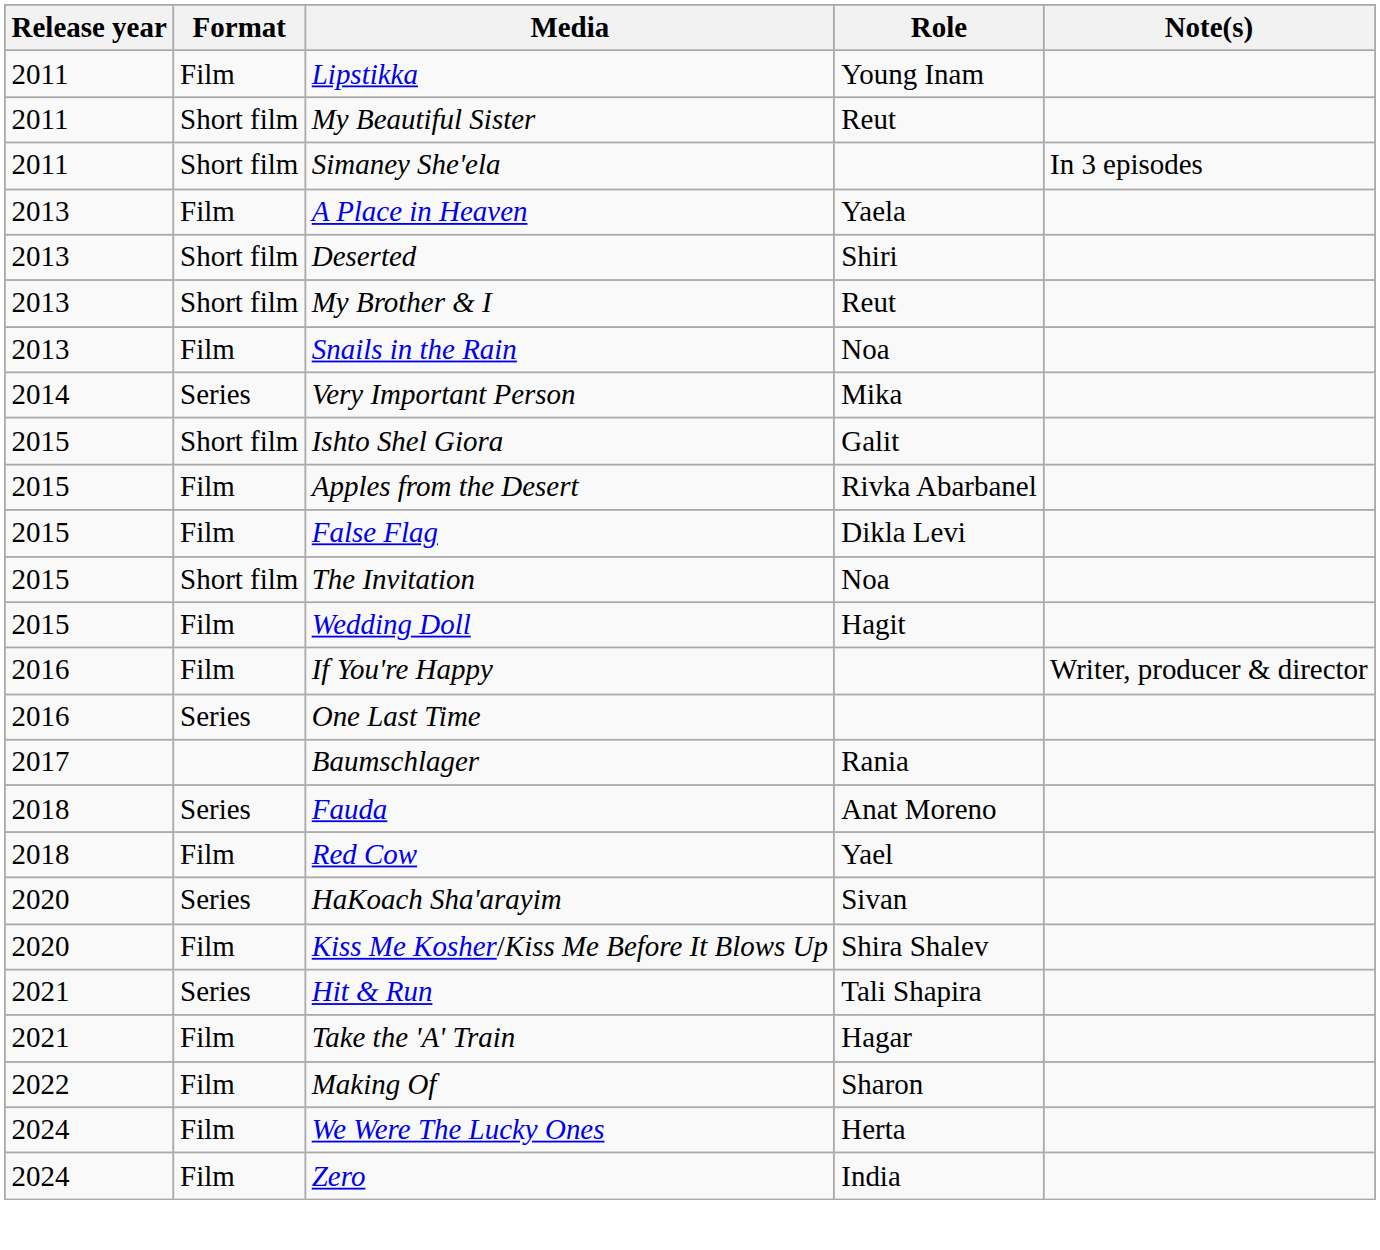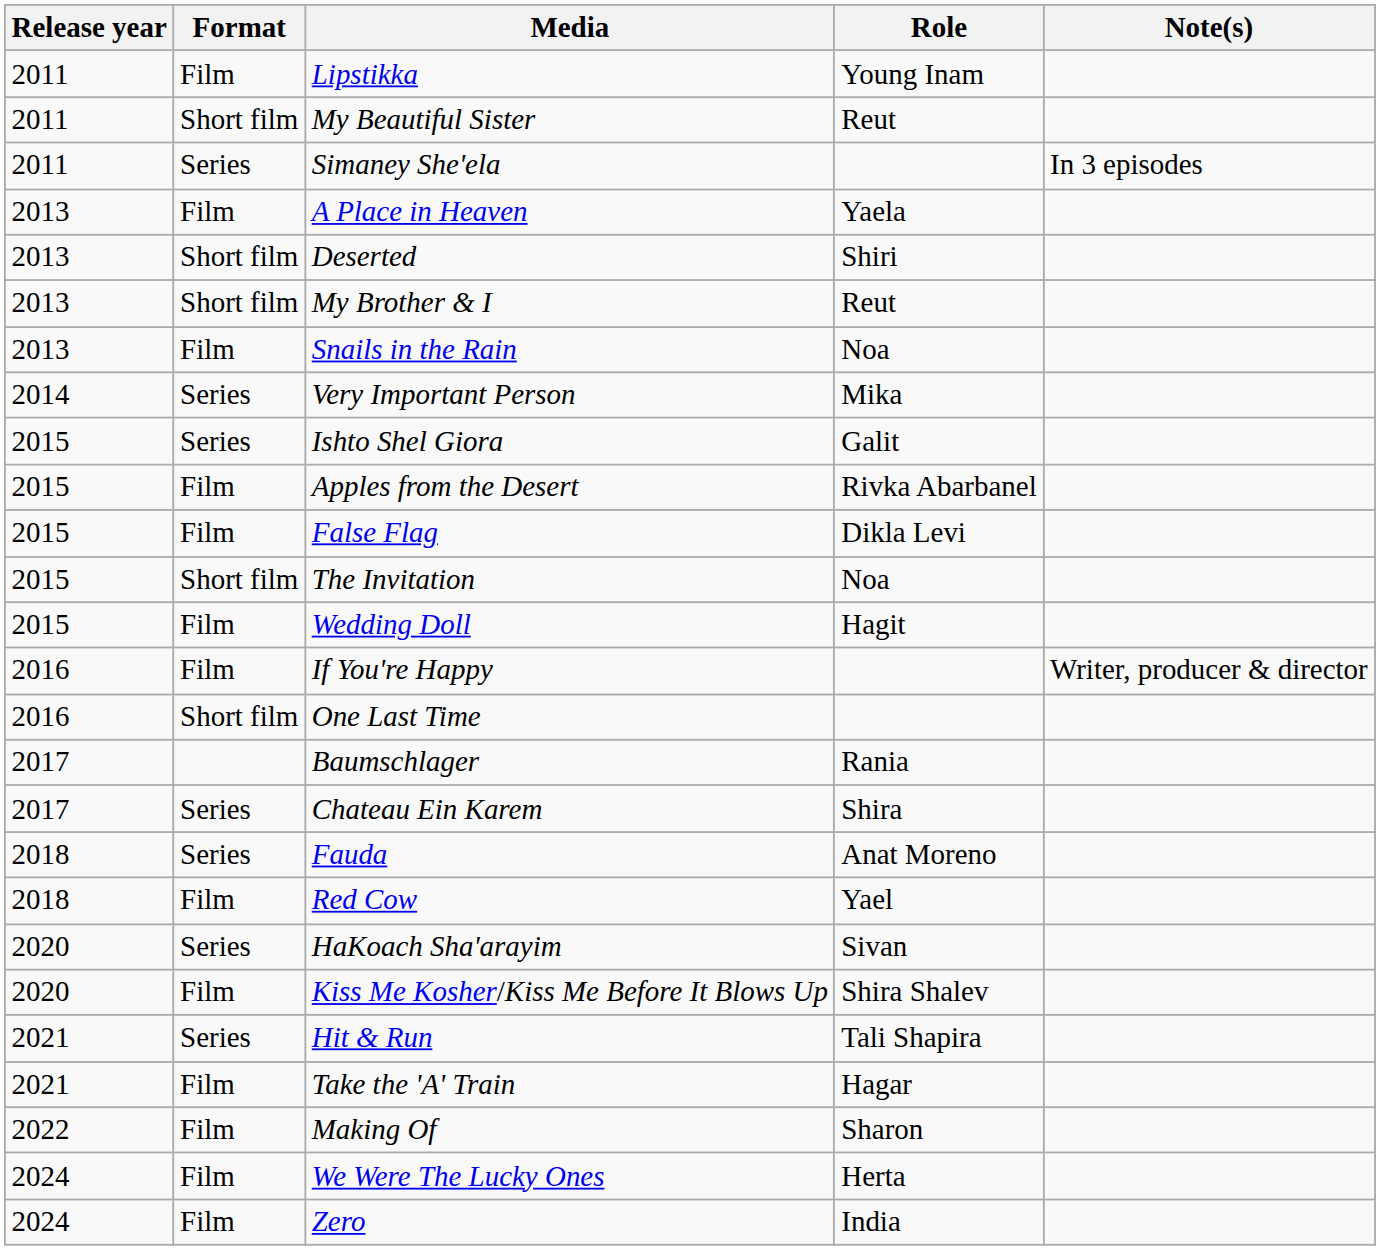(239, 165) Short film -> (216, 165) Series
(239, 440) Short film -> (216, 440) Series
(216, 716) Series -> (239, 716) Short film
+ row: (427, 808)
